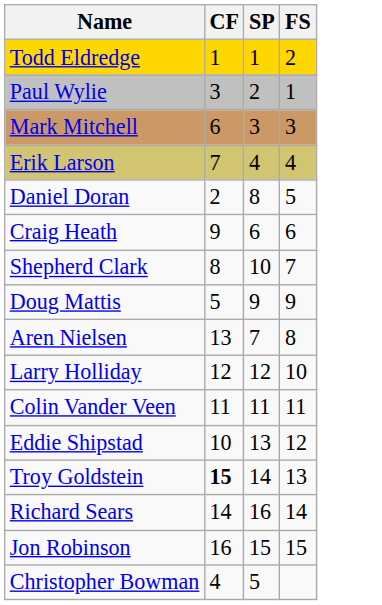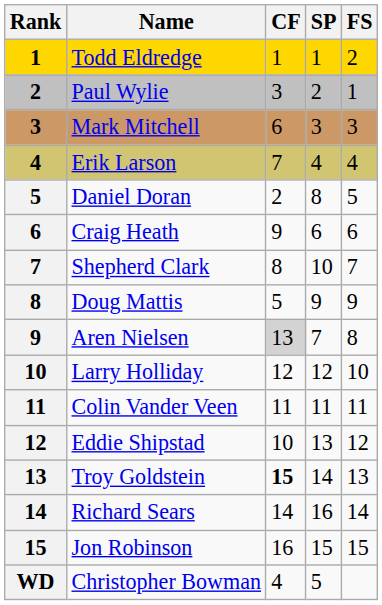+ column: (36, 22)
(221, 337) no background -> (282, 337) lightgrey background
